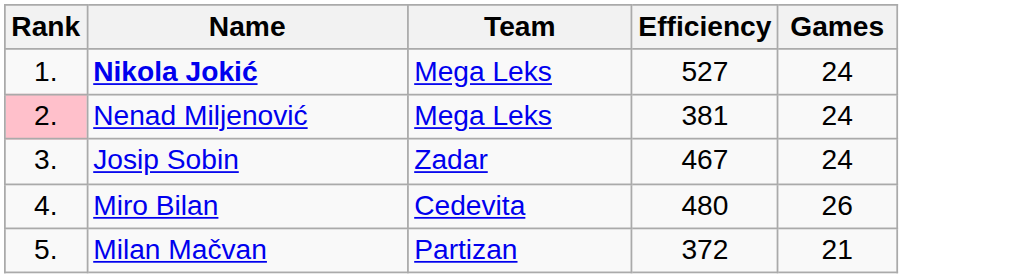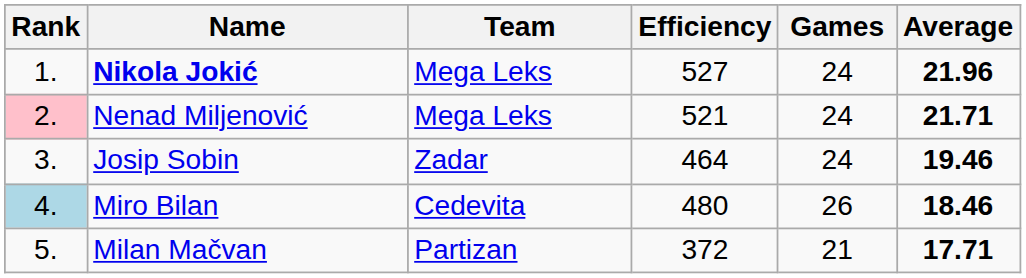+ column: (958, 26)
(705, 116) 381 -> (705, 116) 521
(705, 160) 467 -> (705, 160) 464
(46, 205) no background -> (46, 205) lightblue background
